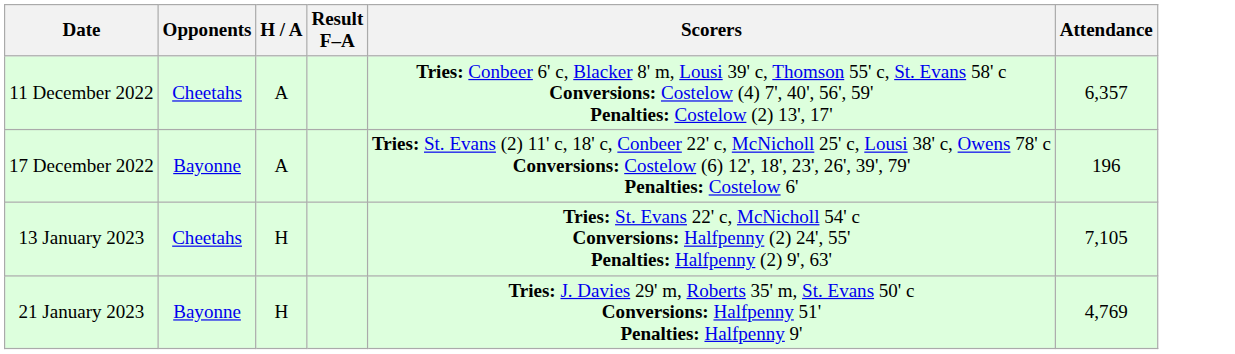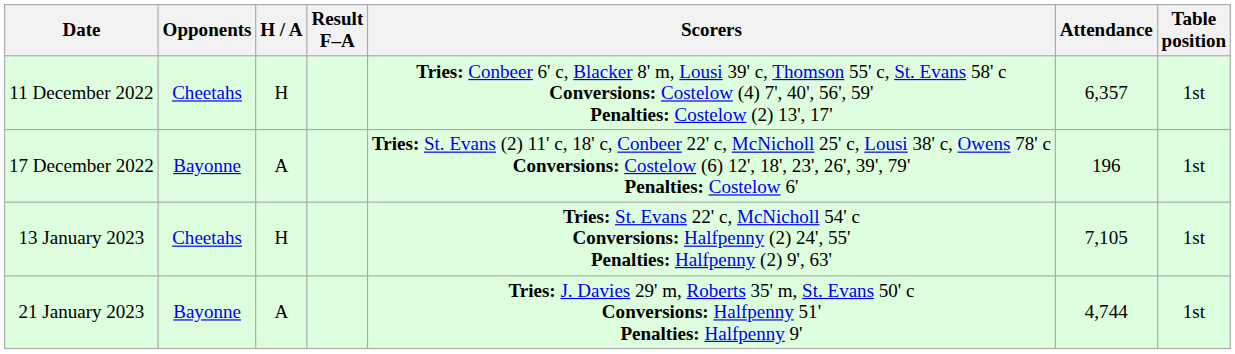+ column: (1194, 30)
(281, 92) A -> (281, 92) H
(281, 311) H -> (281, 311) A
(1106, 311) 4,769 -> (1106, 311) 4,744
